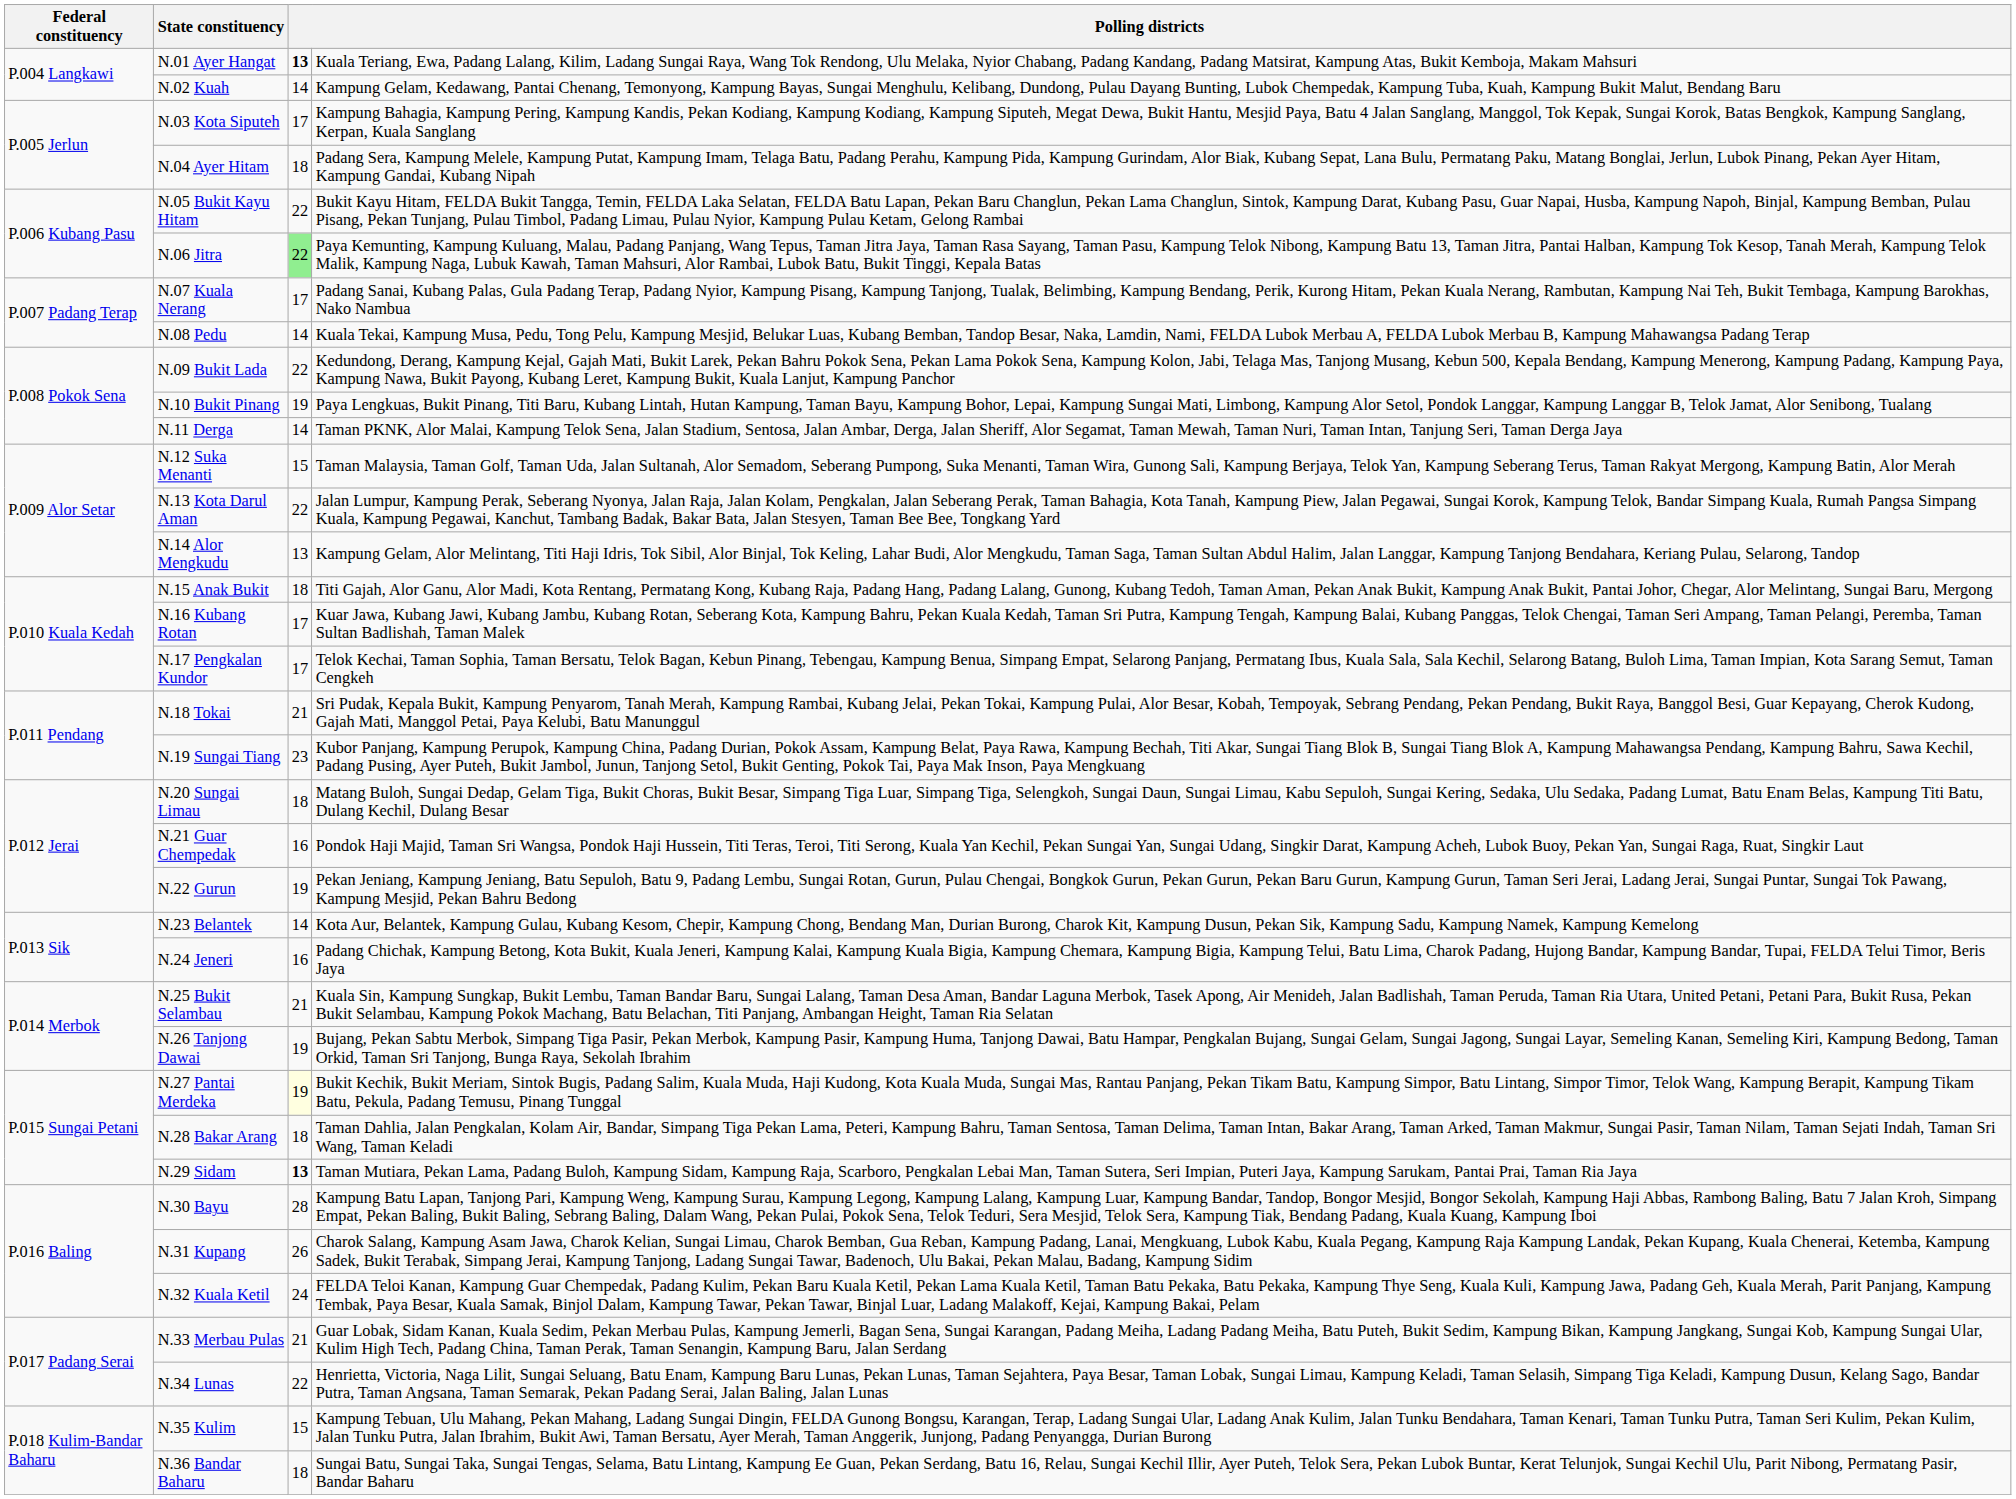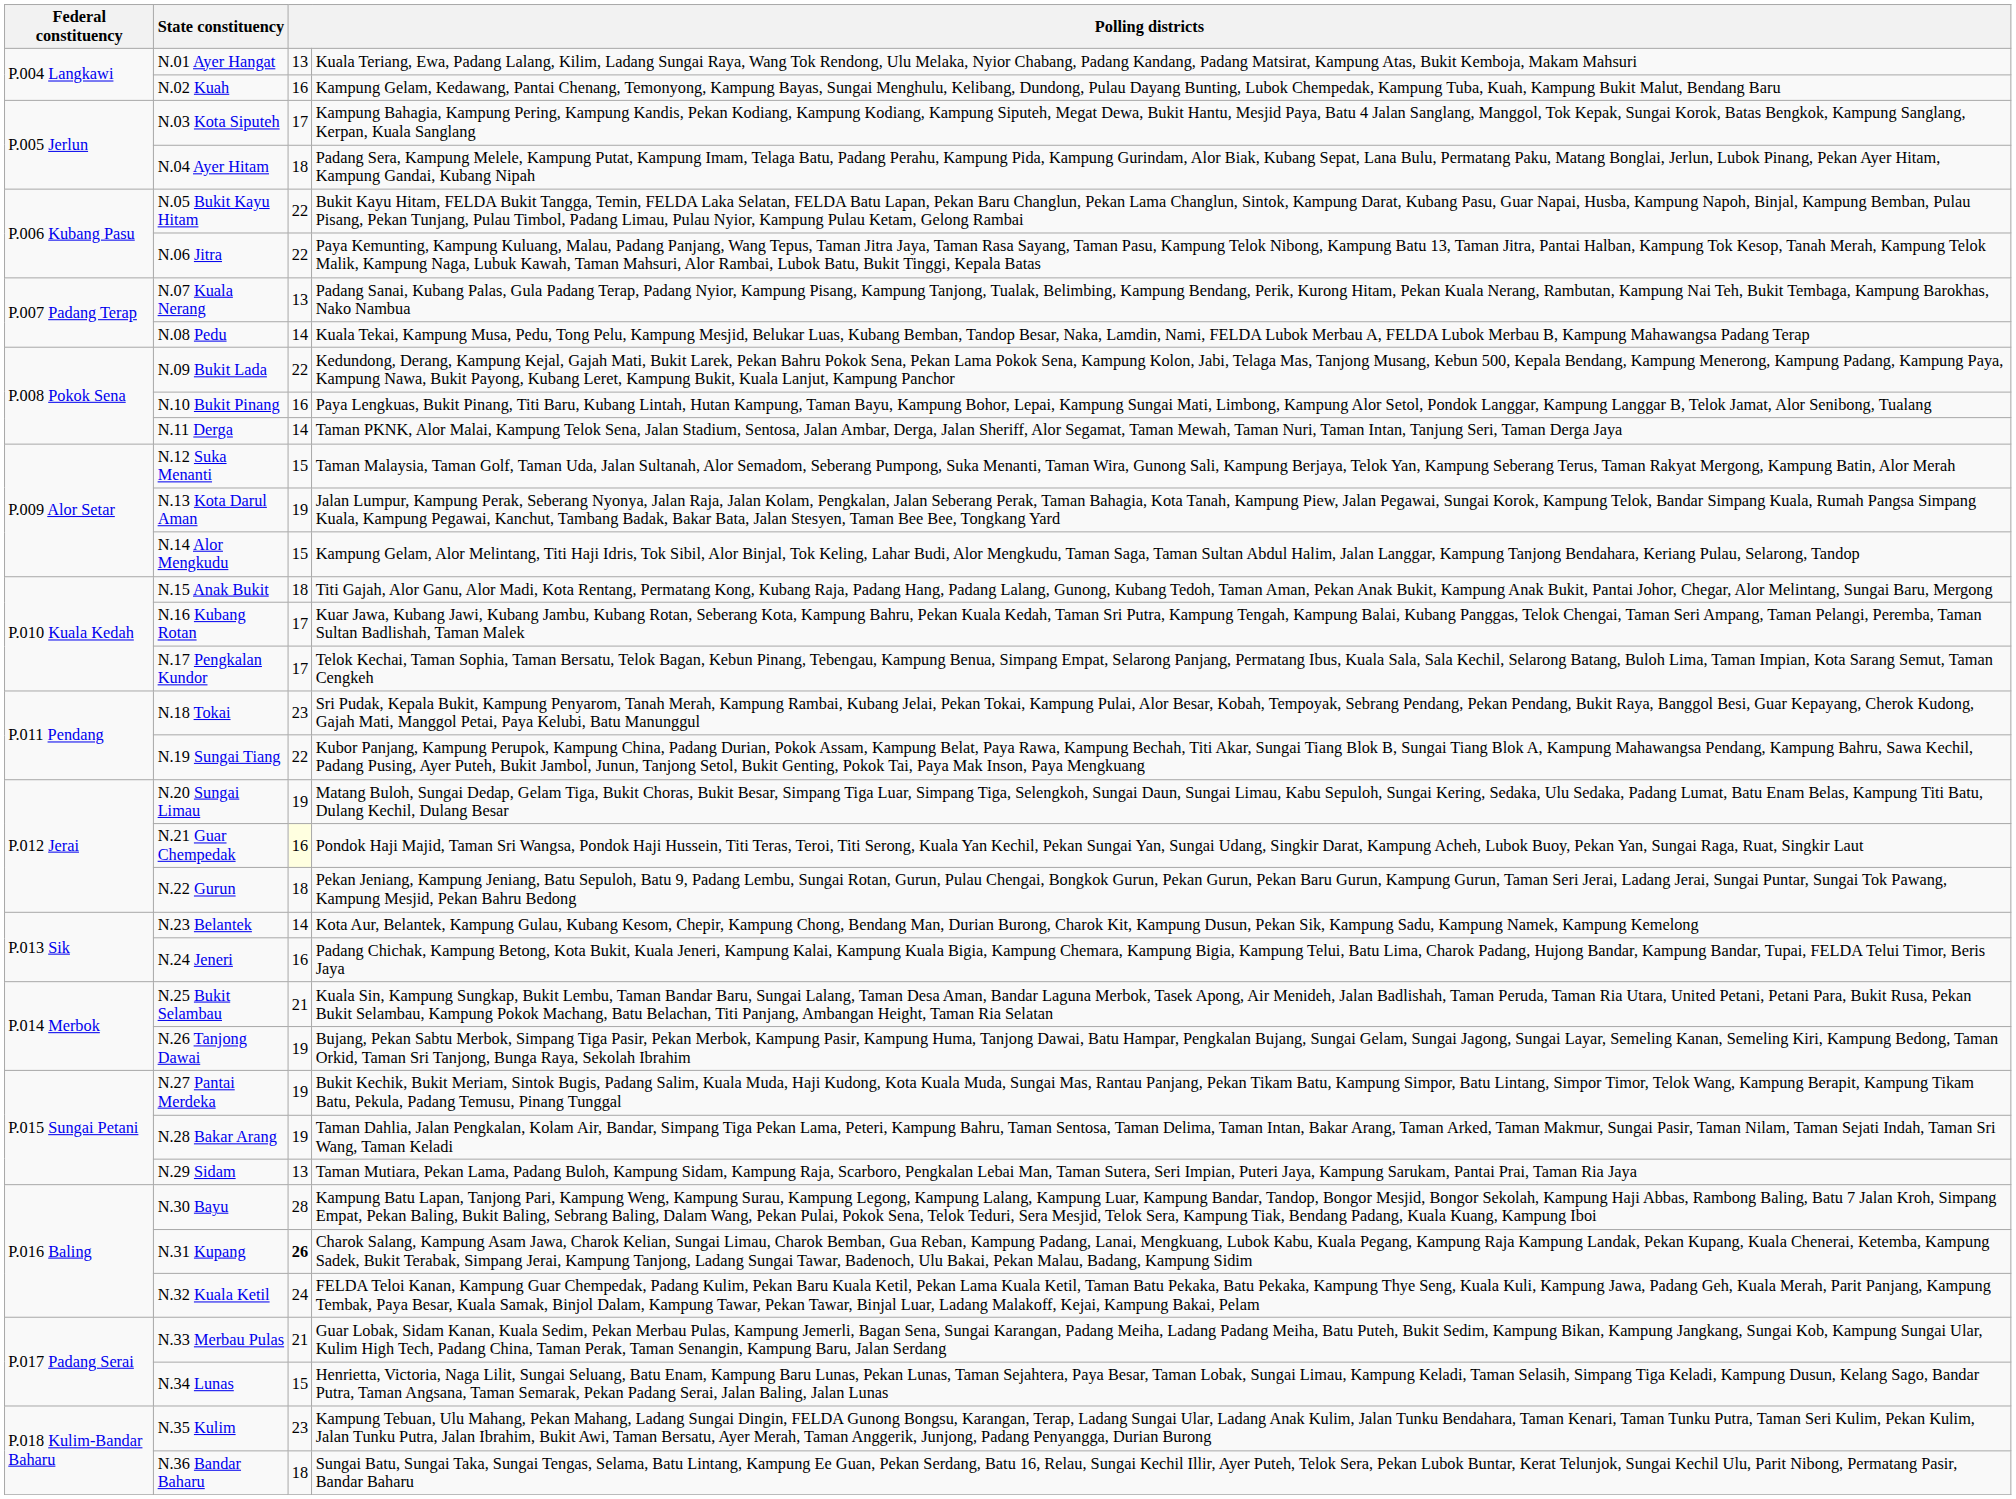(300, 61) bold -> (300, 61) normal
(300, 87) 14 -> (300, 87) 16
(300, 255) lightgreen background -> (300, 255) no background
(300, 299) 17 -> (300, 299) 13
(300, 404) 19 -> (300, 404) 16
(300, 509) 22 -> (300, 509) 19
(300, 554) 13 -> (300, 554) 15
(300, 712) 21 -> (300, 712) 23
(300, 757) 23 -> (300, 757) 22
(300, 801) 18 -> (300, 801) 19
(300, 845) no background -> (300, 845) lightyellow background
(300, 889) 19 -> (300, 889) 18
(300, 1092) lightyellow background -> (300, 1092) no background
(300, 1136) 18 -> (300, 1136) 19
(300, 1171) bold -> (300, 1171) normal
(300, 1251) normal -> (300, 1251) bold
(300, 1383) 22 -> (300, 1383) 15
(300, 1428) 15 -> (300, 1428) 23
